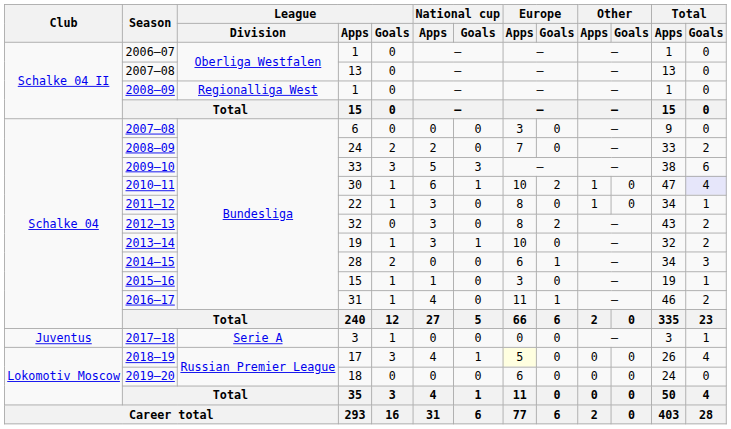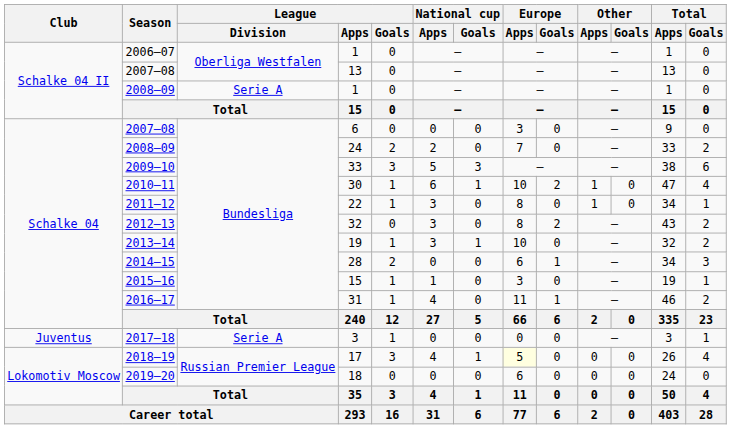(258, 90) Regionalliga West -> (258, 90) Serie A
(706, 186) lavender background -> (706, 186) no background
